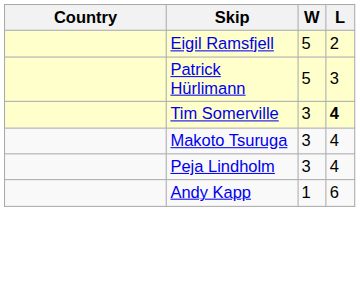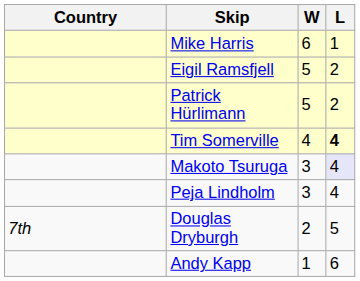+ row: (212, 43)
(334, 79) 3 -> (334, 105) 2
(306, 114) 3 -> (306, 140) 4
(334, 140) no background -> (334, 166) lavender background
+ row: (204, 228)
